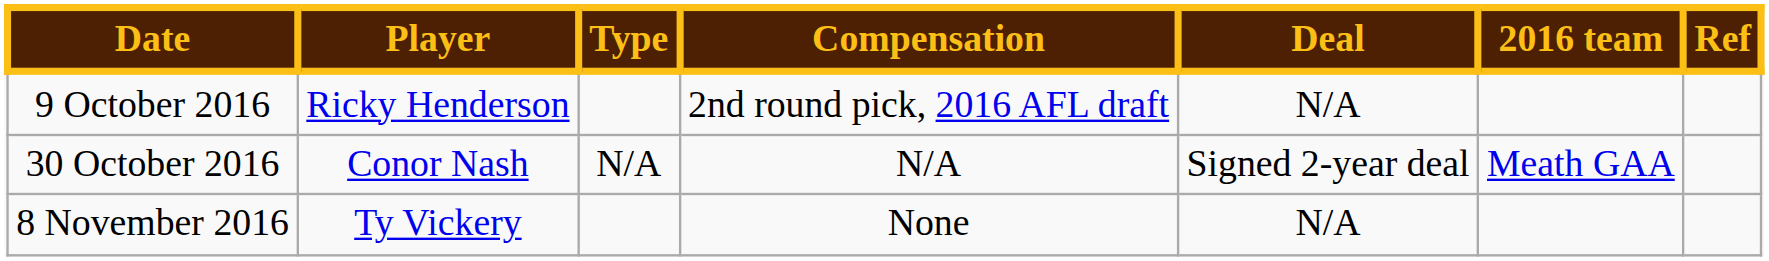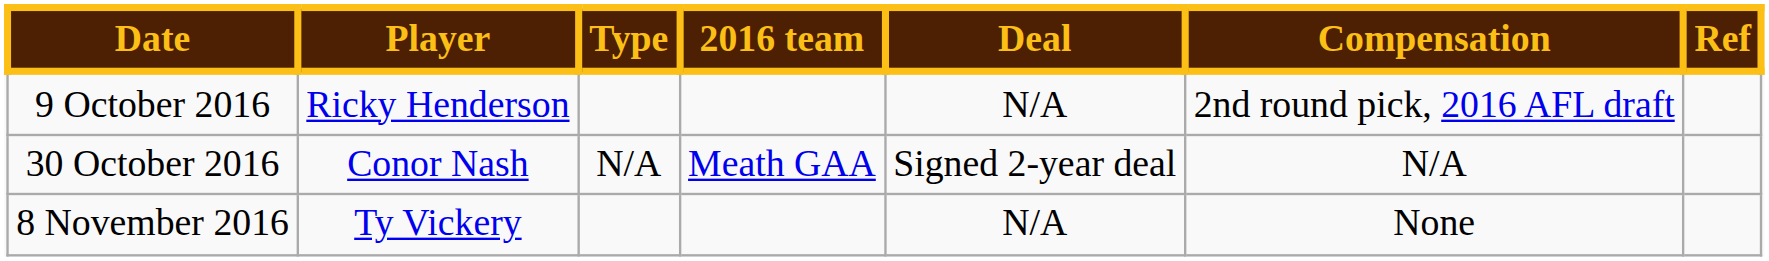columns swapped: (1581, 39) <-> (929, 39)
